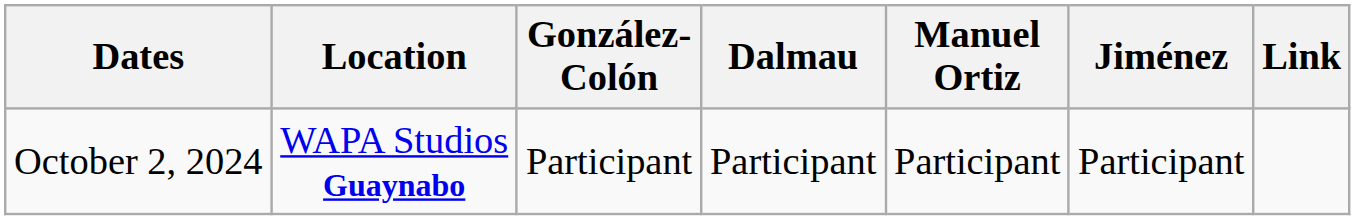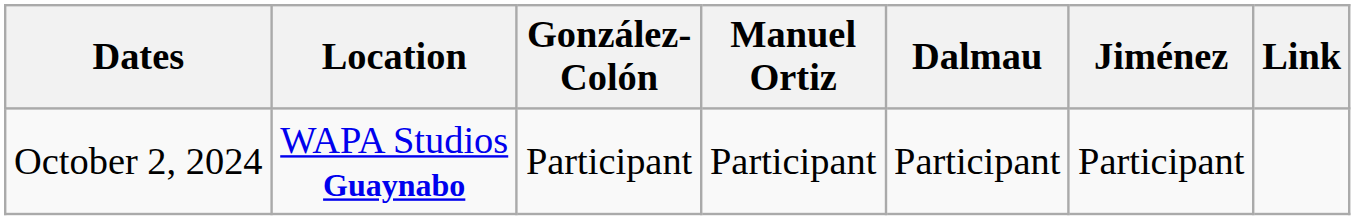columns swapped: (977, 56) <-> (793, 56)
